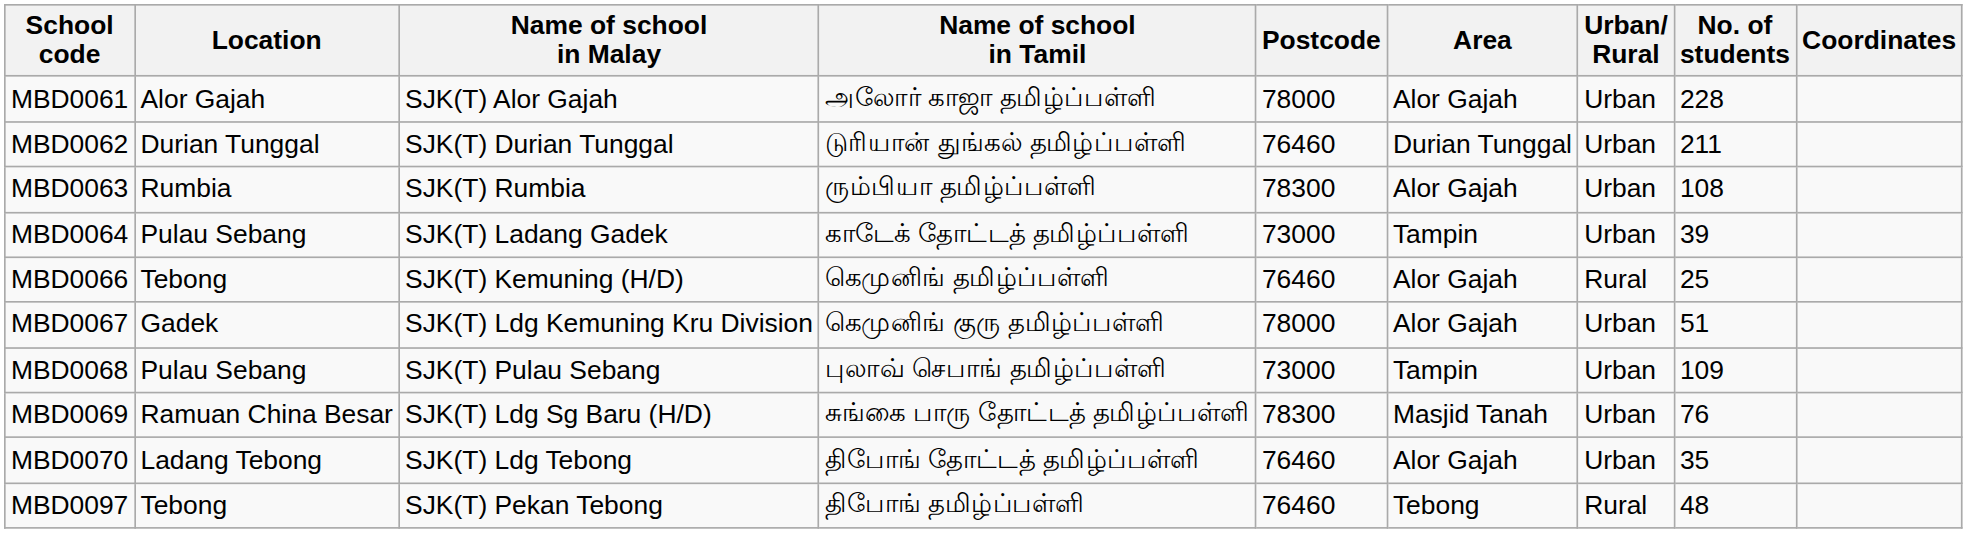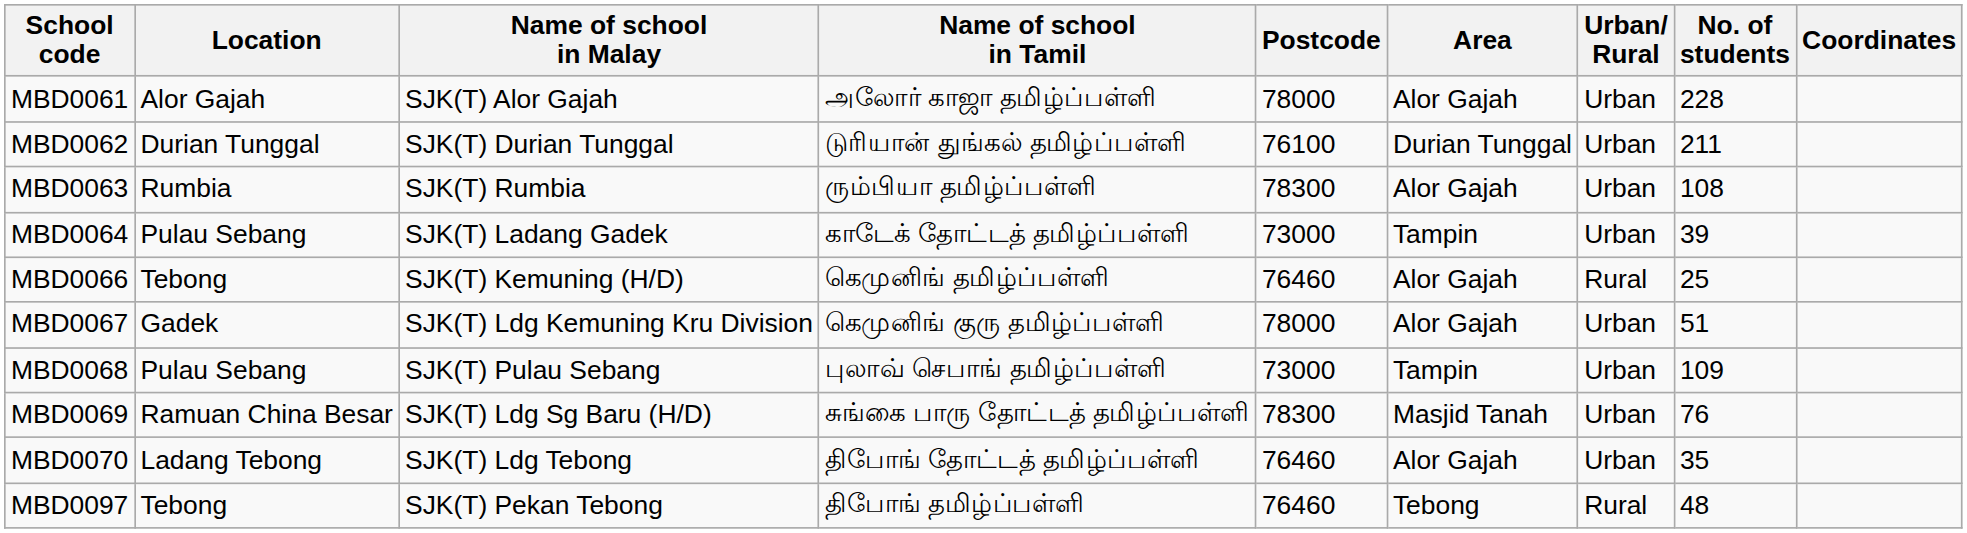(1299, 143) 76460 -> (1299, 143) 76100
